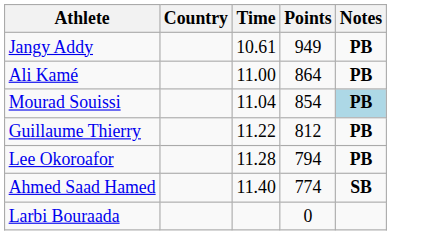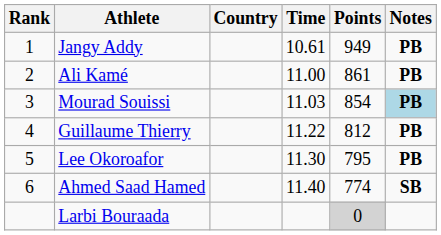+ column: (29, 18)
(308, 74) 864 -> (358, 74) 861
(256, 103) 11.04 -> (306, 103) 11.03
(256, 159) 11.28 -> (306, 159) 11.30
(308, 159) 794 -> (358, 159) 795
(308, 215) no background -> (358, 215) lightgrey background
